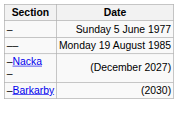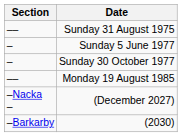+ row: (119, 29)
+ row: (117, 62)
